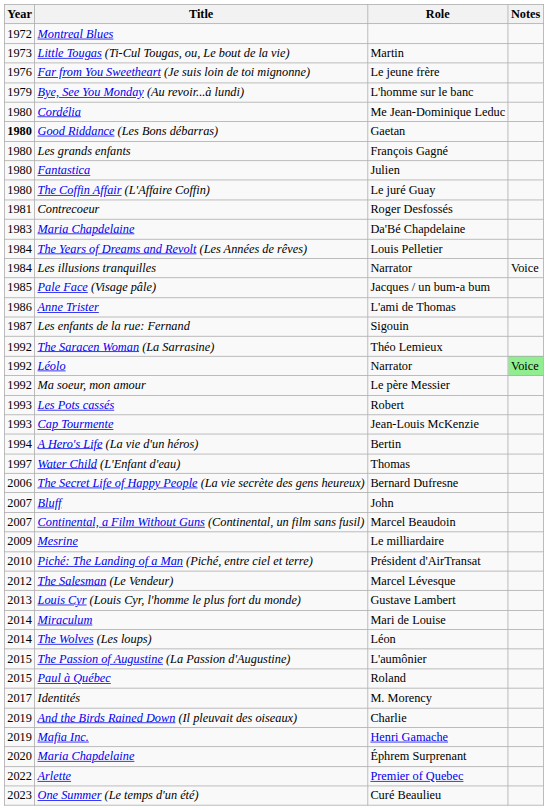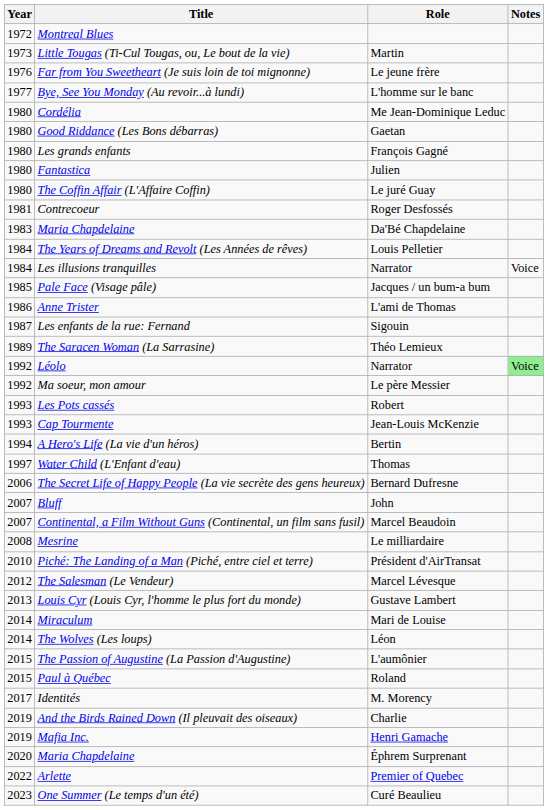(20, 92) 1979 -> (20, 92) 1977
(20, 131) bold -> (20, 131) normal
(20, 346) 1992 -> (20, 346) 1989
(20, 541) 2009 -> (20, 541) 2008
